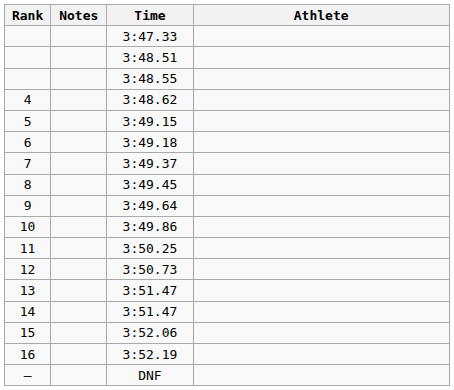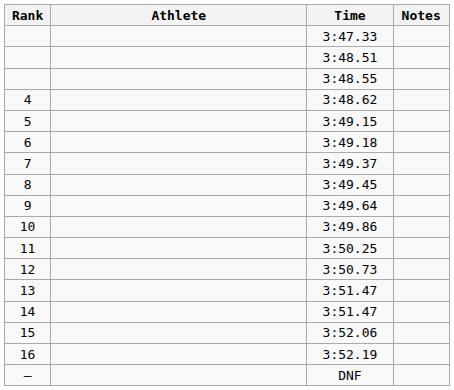columns swapped: (321, 15) <-> (79, 15)
